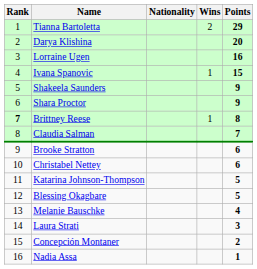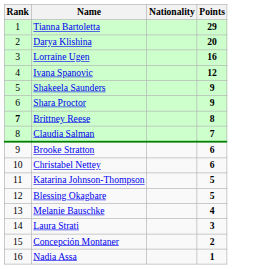- column: (210, 12)
(238, 73) 15 -> (212, 73) 12
